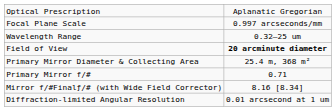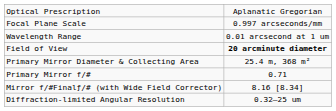(278, 36) 0.32–25 um -> (278, 36) 0.01 arcsecond at 1 um
(278, 100) 0.01 arcsecond at 1 um -> (278, 100) 0.32–25 um
